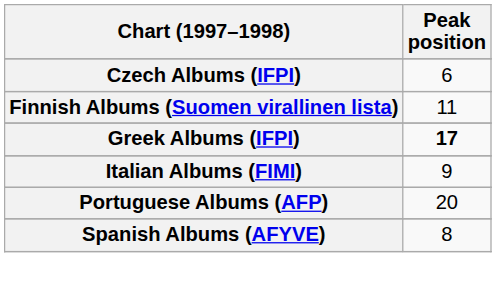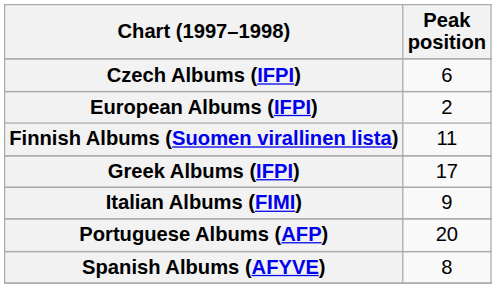+ row: (204, 107)
(447, 139) bold -> (447, 171) normal
